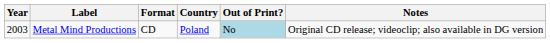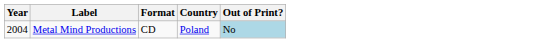- column: (416, 12)
(17, 29) 2003 -> (17, 29) 2004
